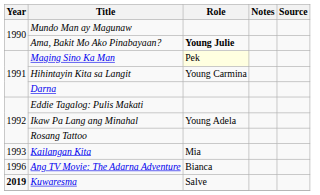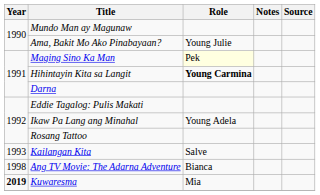(210, 43) bold -> (208, 43) normal
(216, 74) normal -> (218, 74) bold
(193, 151) Mia -> (196, 151) Salve
(16, 167) 1996 -> (16, 167) 1998
(196, 182) Salve -> (193, 182) Mia
